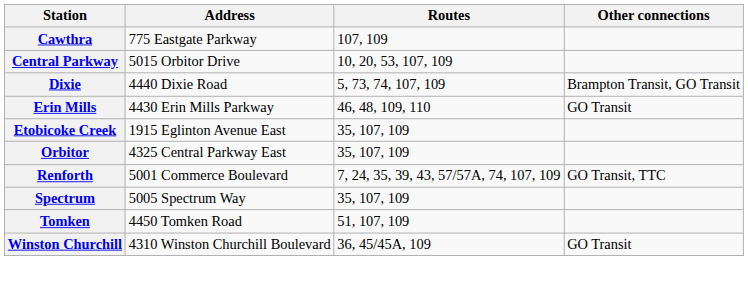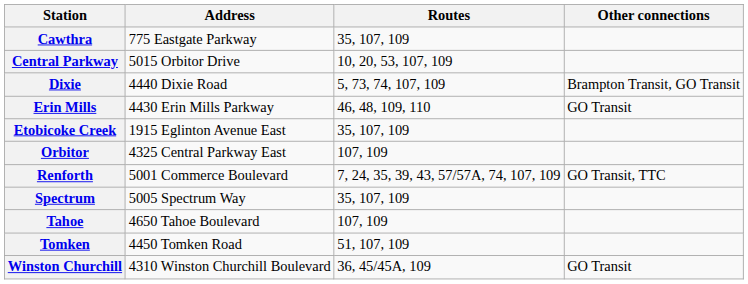(362, 38) 107, 109 -> (373, 38) 35, 107, 109
(373, 152) 35, 107, 109 -> (362, 152) 107, 109
+ row: (65, 221)
